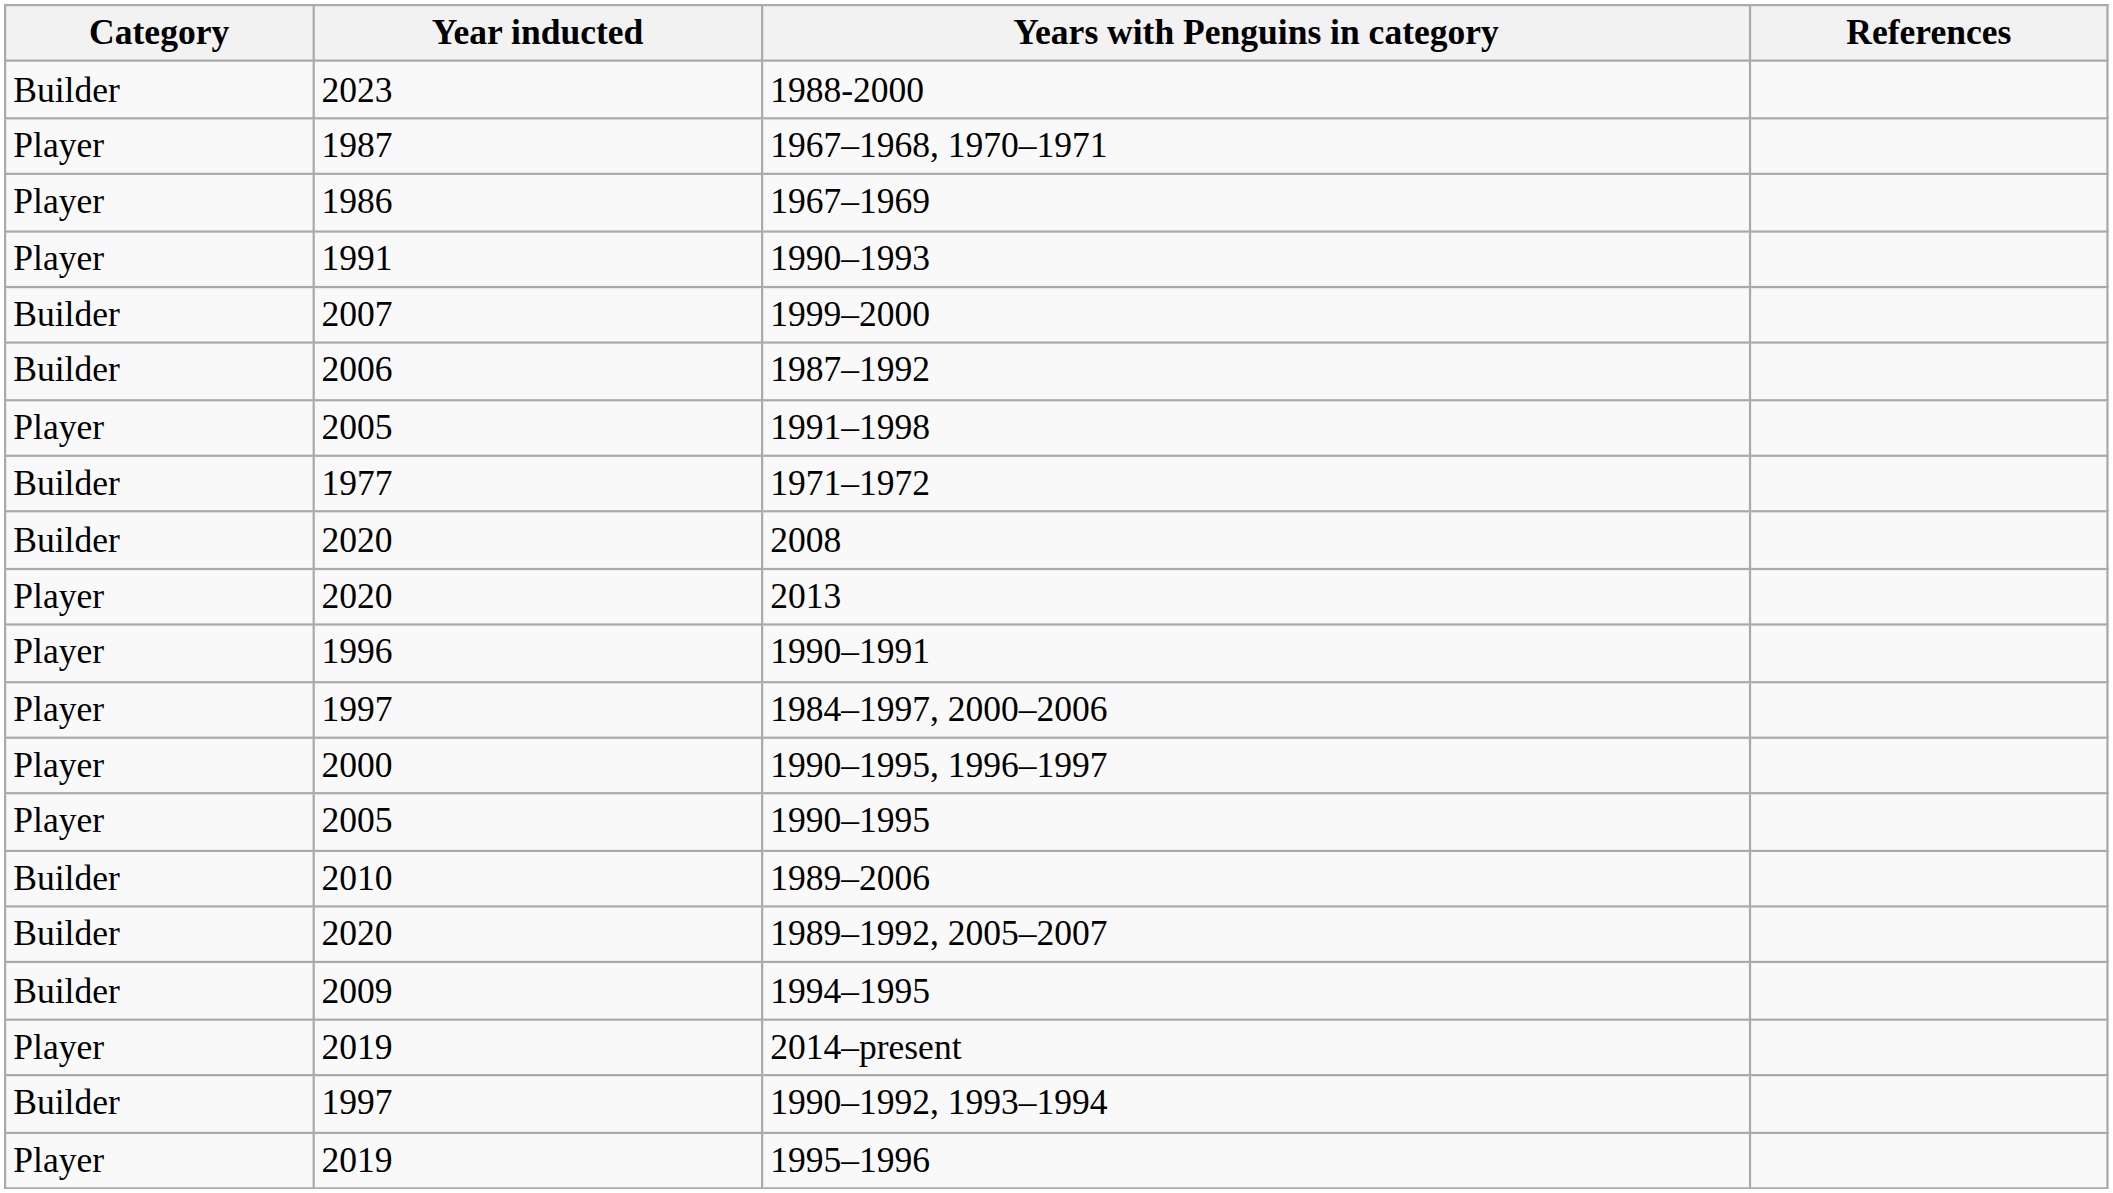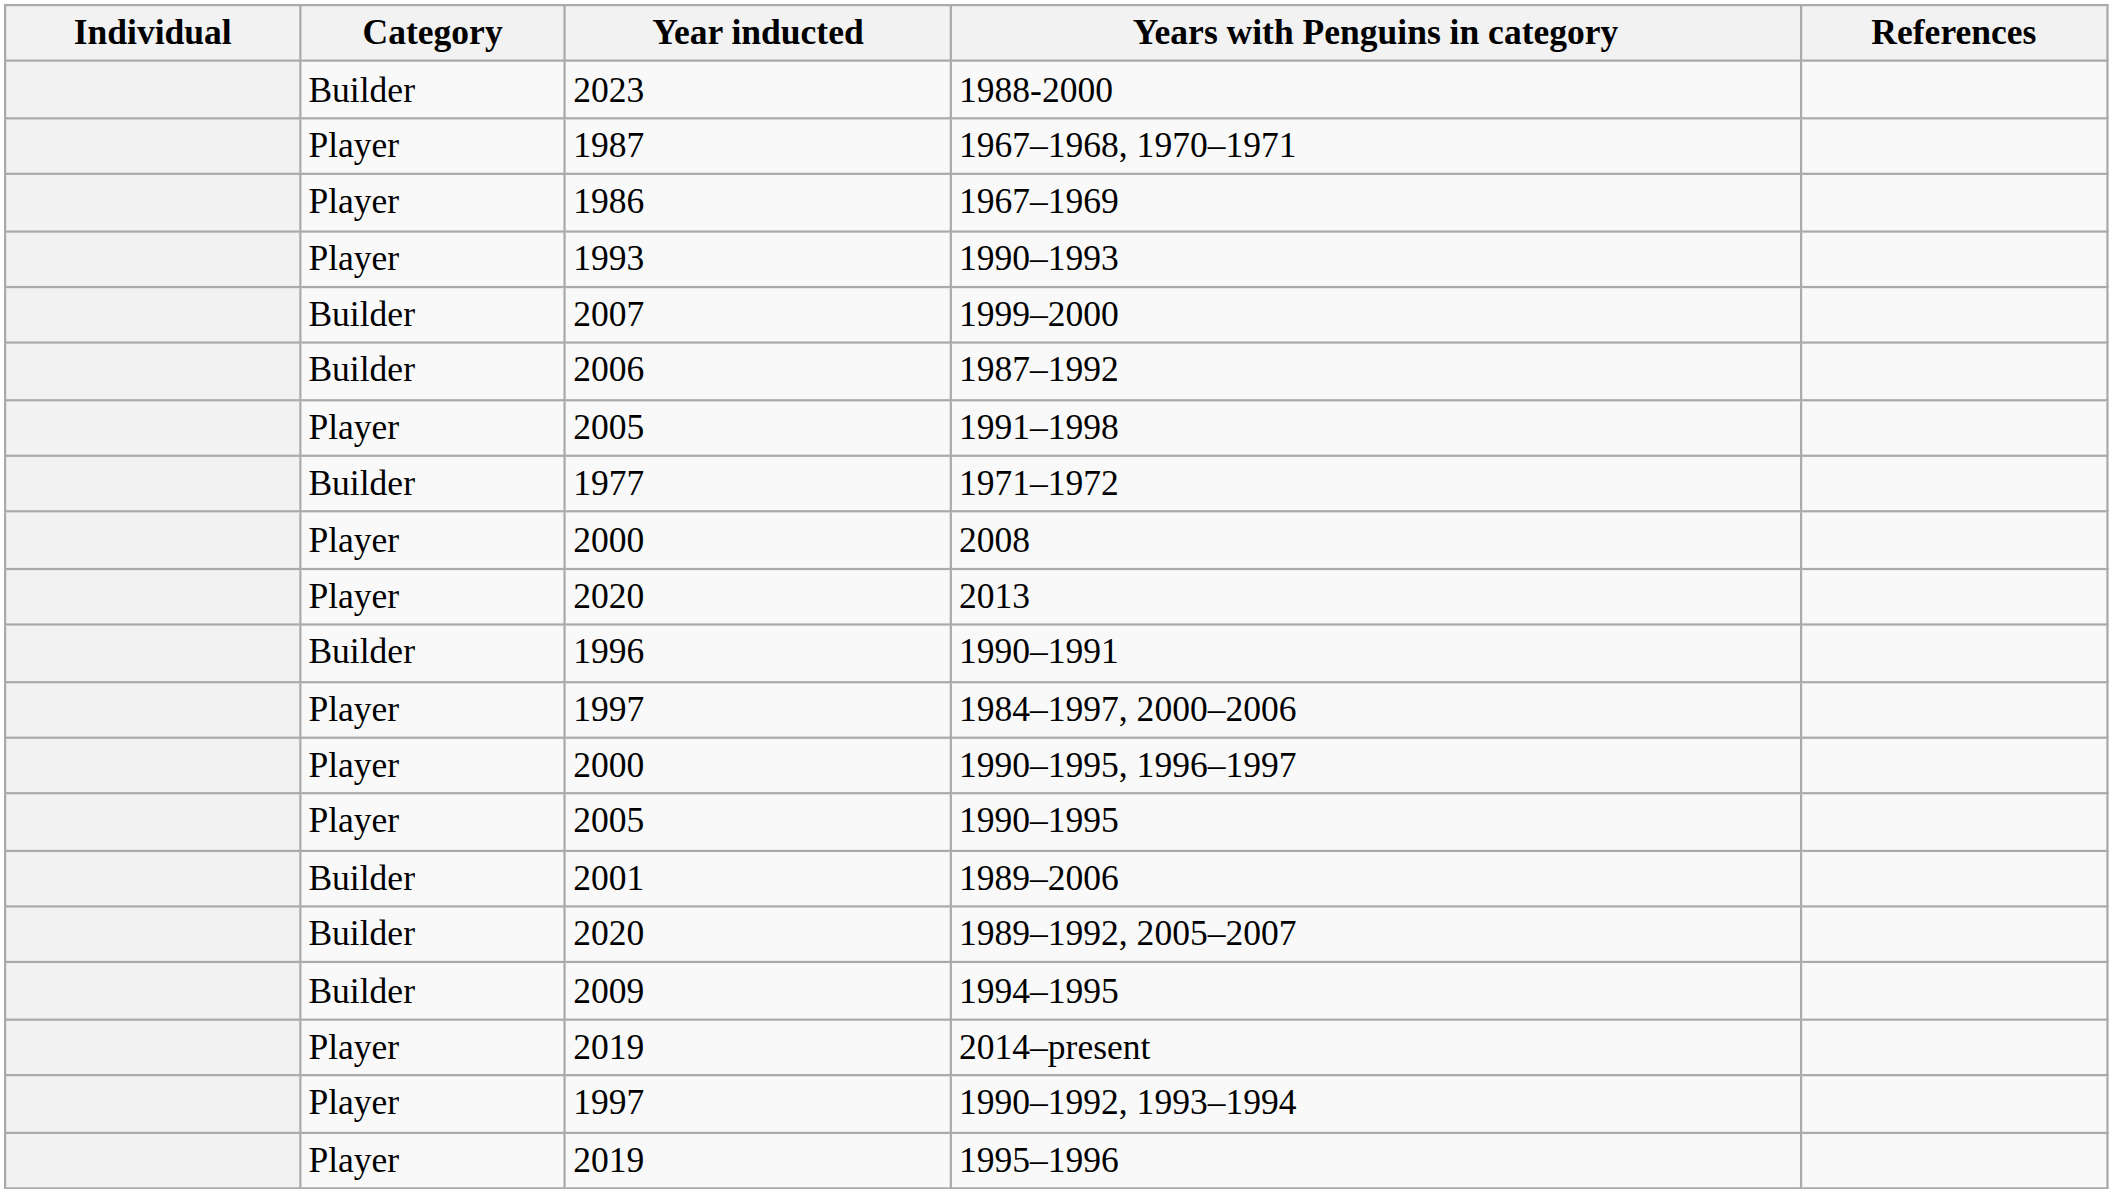+ column: (153, 32)
(357, 257) 1991 -> (609, 257) 1993
(67, 539) Builder -> (354, 539) Player
(357, 539) 2020 -> (609, 539) 2000
(59, 652) Player -> (362, 652) Builder
(357, 877) 2010 -> (609, 877) 2001
(67, 1102) Builder -> (354, 1102) Player
